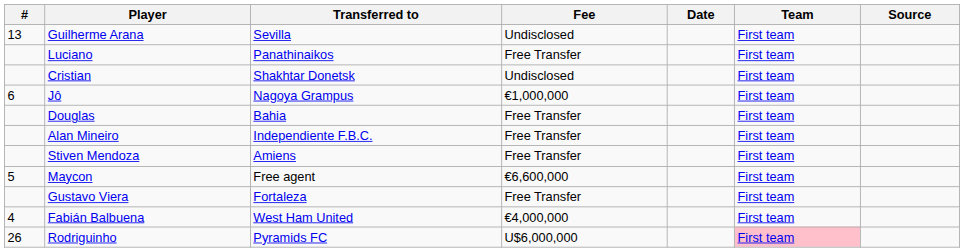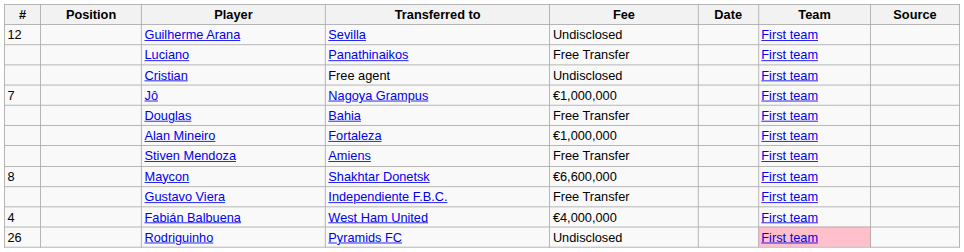+ column: (91, 15)
(14, 35) 13 -> (14, 35) 12
(304, 75) Shakhtar Donetsk -> (359, 75) Free agent
(11, 96) 6 -> (11, 96) 7
(313, 136) Independiente F.B.C. -> (355, 136) Fortaleza
(543, 136) Free Transfer -> (585, 136) €1,000,000
(11, 176) 5 -> (11, 176) 8
(284, 176) Free agent -> (379, 176) Shakhtar Donetsk
(280, 197) Fortaleza -> (388, 197) Independiente F.B.C.
(541, 237) U$6,000,000 -> (588, 237) Undisclosed
